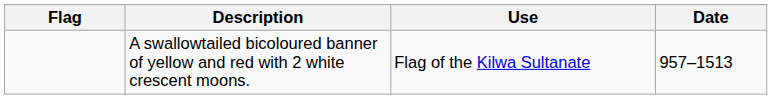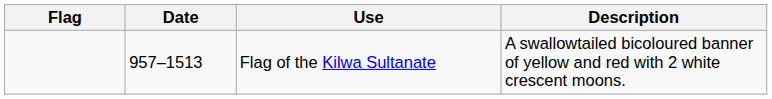columns swapped: (711, 17) <-> (258, 17)
